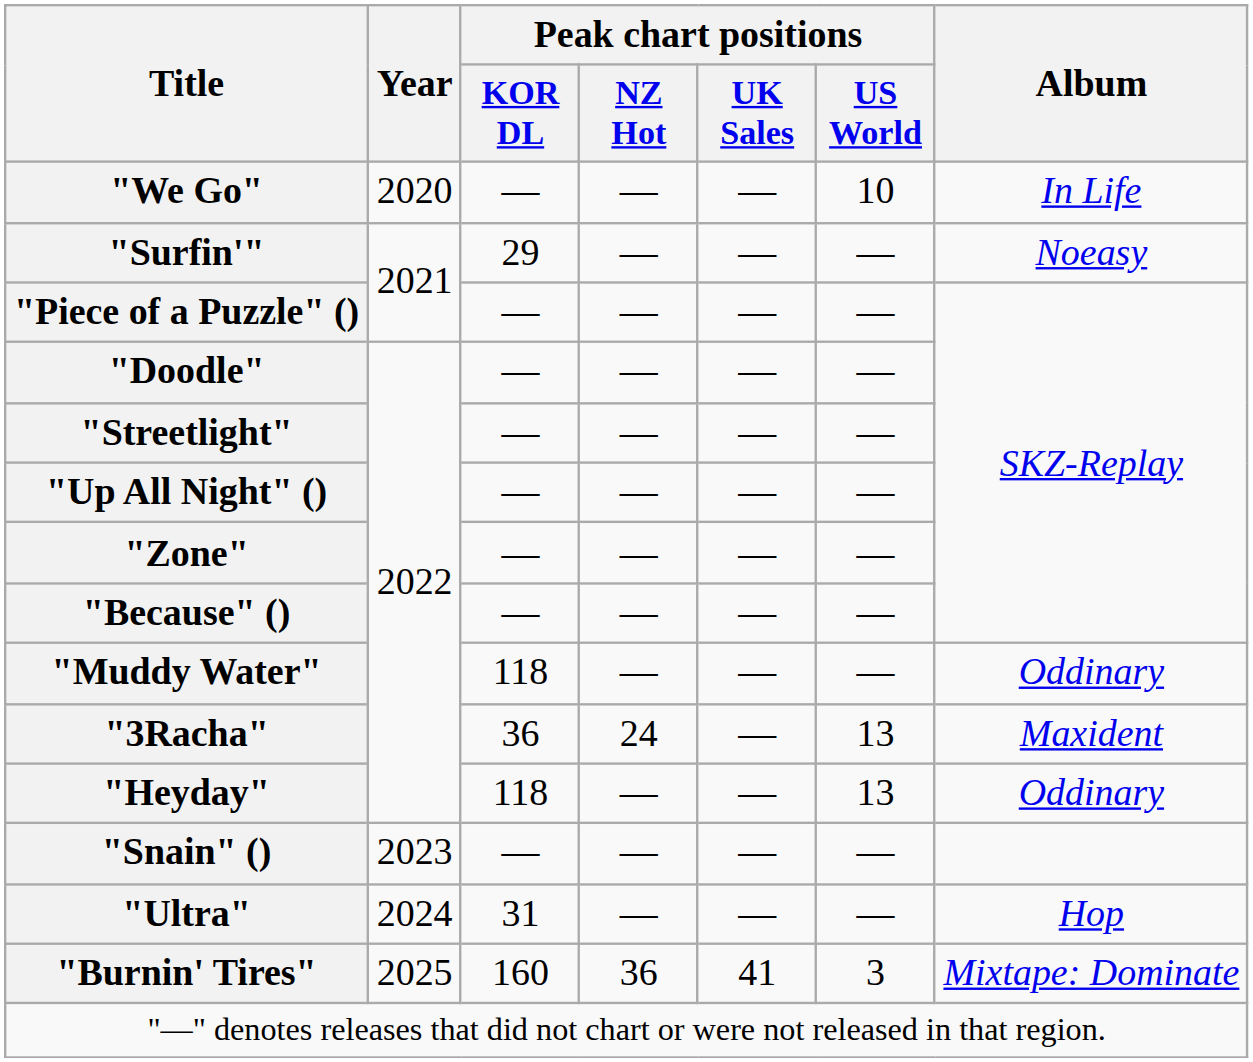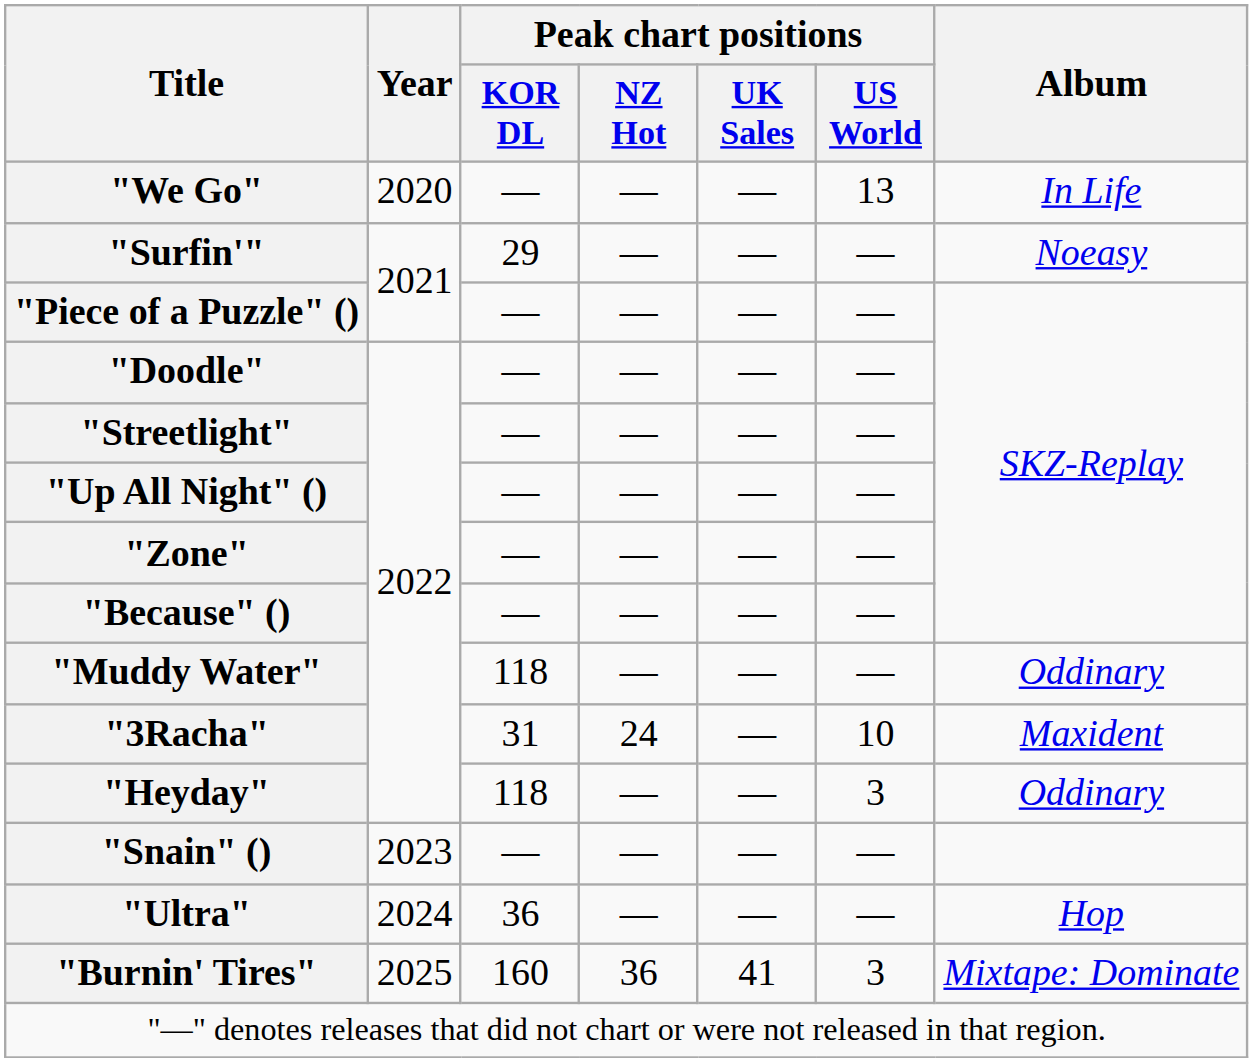(876, 191) 10 -> (876, 191) 13
(520, 732) 36 -> (520, 732) 31
(876, 732) 13 -> (876, 732) 10
(876, 792) 13 -> (876, 792) 3
(520, 912) 31 -> (520, 912) 36
